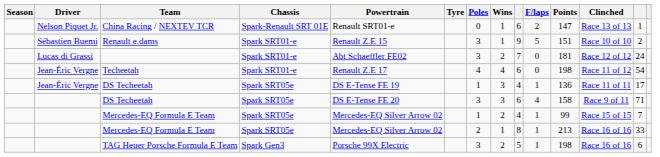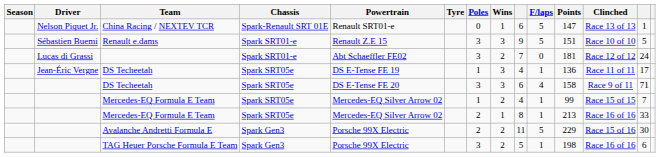(537, 26) 2 -> (541, 26) 5
(502, 41) 1 -> (502, 41) 3
(640, 41) 2 -> (644, 41) 5
- row: (68, 70)
+ row: (68, 130)
